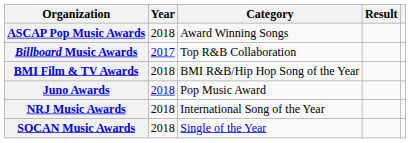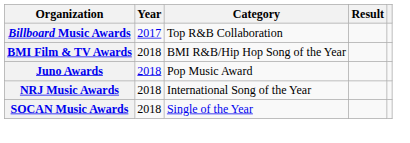- row: (76, 33)
